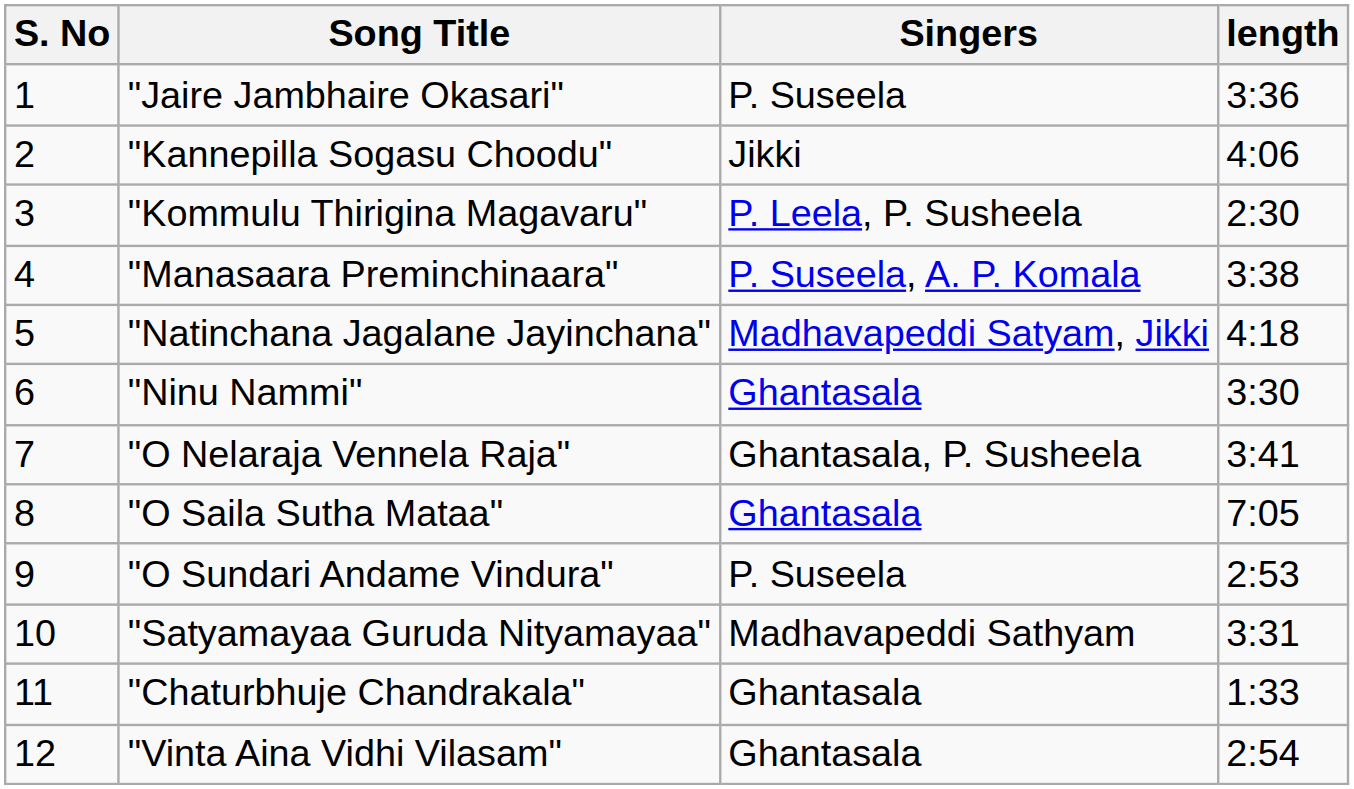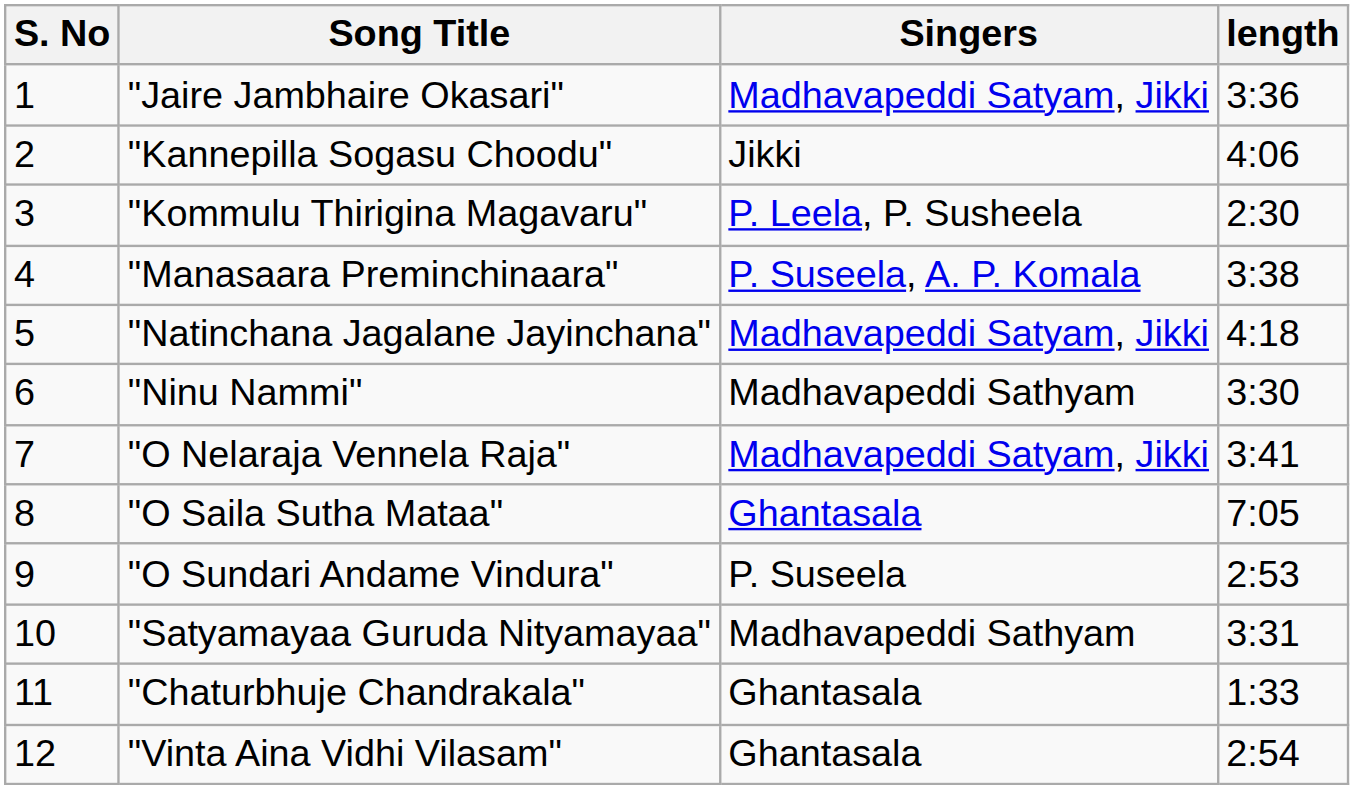(817, 94) P. Suseela -> (969, 94) Madhavapeddi Satyam, Jikki
(825, 393) Ghantasala -> (932, 393) Madhavapeddi Sathyam
(935, 453) Ghantasala, P. Susheela -> (969, 453) Madhavapeddi Satyam, Jikki
